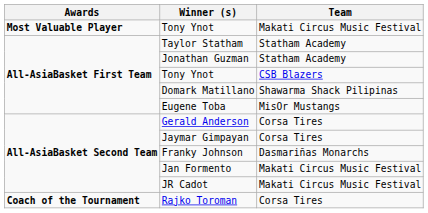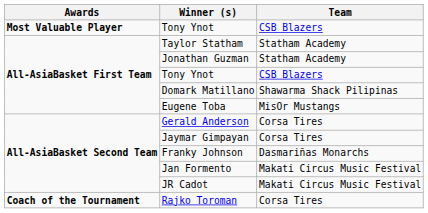(340, 28) Makati Circus Music Festival -> (291, 28) CSB Blazers
